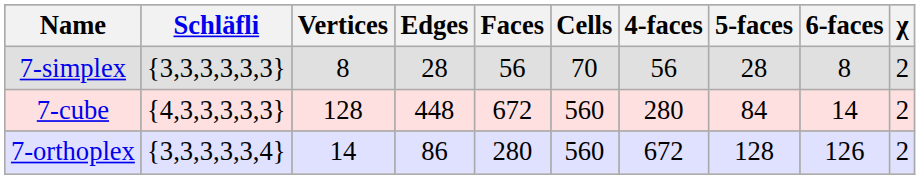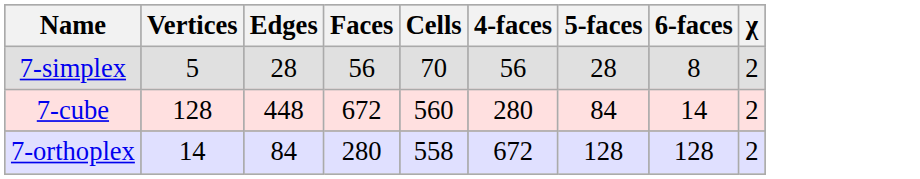- column: (216, 25)
(343, 67) 8 -> (192, 67) 5
(434, 151) 86 -> (284, 151) 84
(584, 151) 560 -> (434, 151) 558
(845, 151) 126 -> (694, 151) 128
